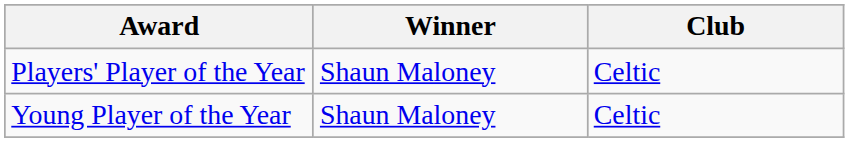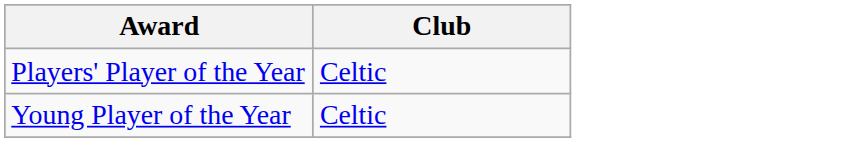- column: (450, 26)
